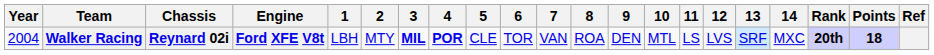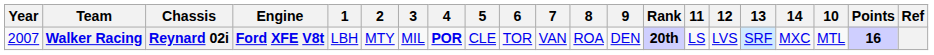columns swapped: (662, 16) <-> (829, 16)
(23, 38) 2004 -> (23, 38) 2007
(413, 38) bold -> (413, 38) normal
(874, 38) 18 -> (873, 38) 16
